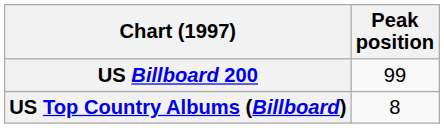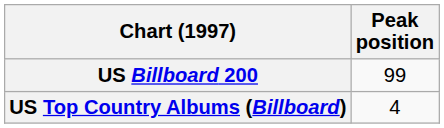(395, 107) 8 -> (395, 107) 4
